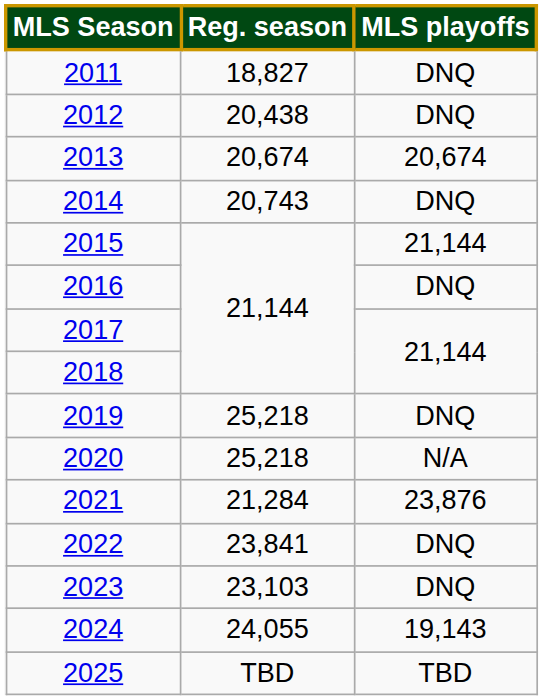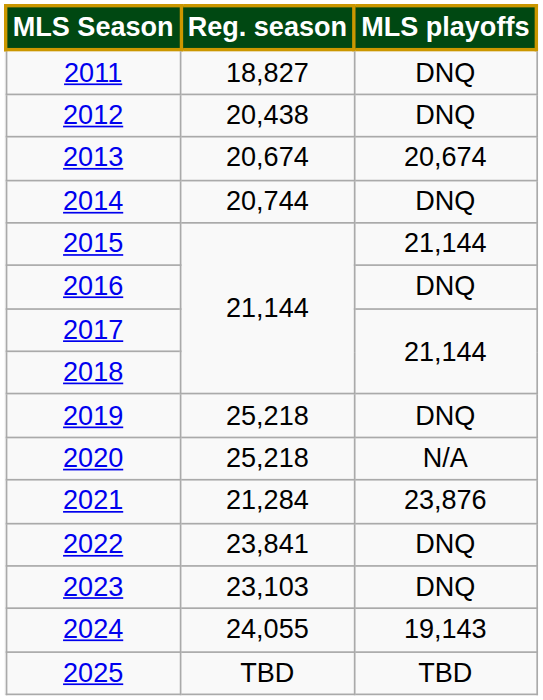(267, 200) 20,743 -> (267, 200) 20,744
